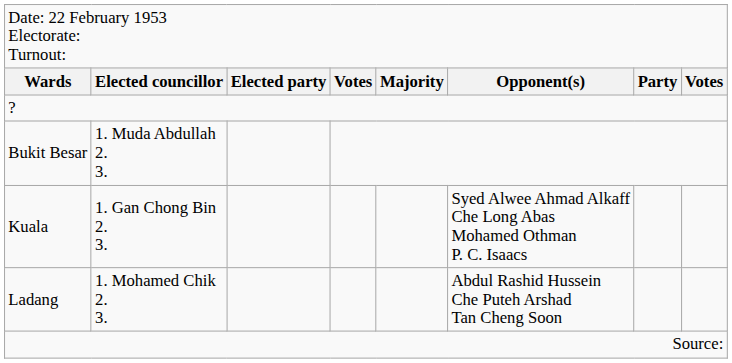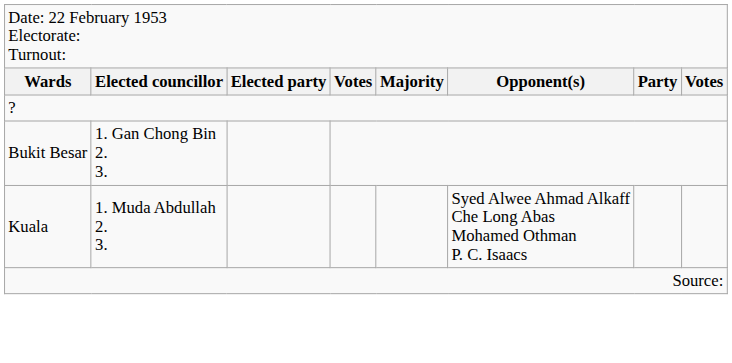(155, 153) 1. Muda Abdullah 2. 3. -> (156, 153) 1. Gan Chong Bin 2. 3.
(156, 226) 1. Gan Chong Bin 2. 3. -> (155, 226) 1. Muda Abdullah 2. 3.
- row: (33, 299)
